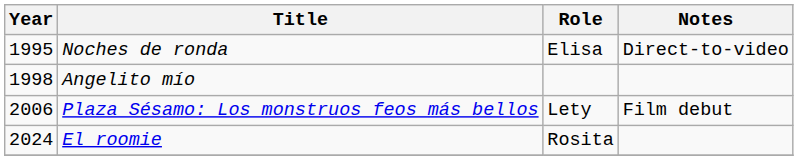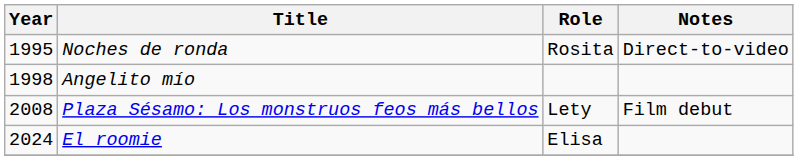(575, 50) Elisa -> (581, 50) Rosita
(31, 110) 2006 -> (31, 110) 2008
(581, 140) Rosita -> (575, 140) Elisa
